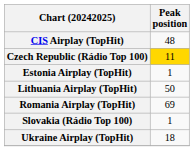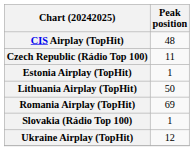(170, 56) gold background -> (170, 56) no background
(170, 137) 18 -> (170, 137) 12
